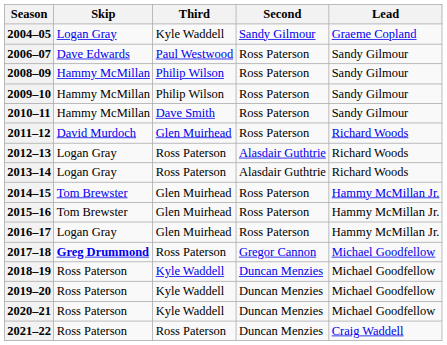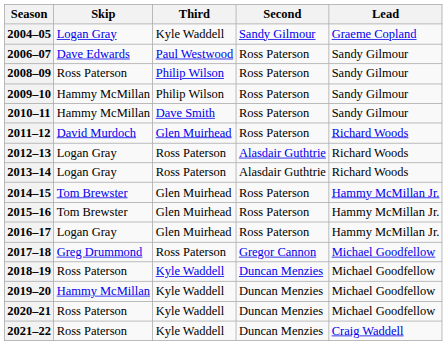(103, 73) Hammy McMillan -> (92, 73) Ross Paterson
(103, 251) bold -> (100, 251) normal
(92, 291) Ross Paterson -> (103, 291) Hammy McMillan
(191, 331) Ross Paterson -> (190, 331) Kyle Waddell
